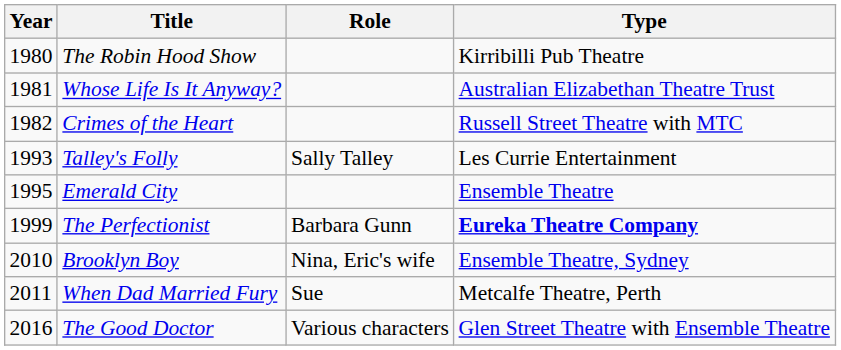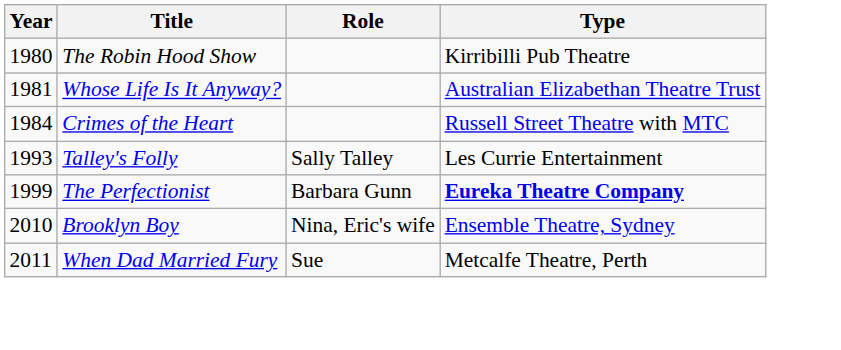(31, 123) 1982 -> (31, 123) 1984
- row: (120, 191)
- row: (138, 327)
